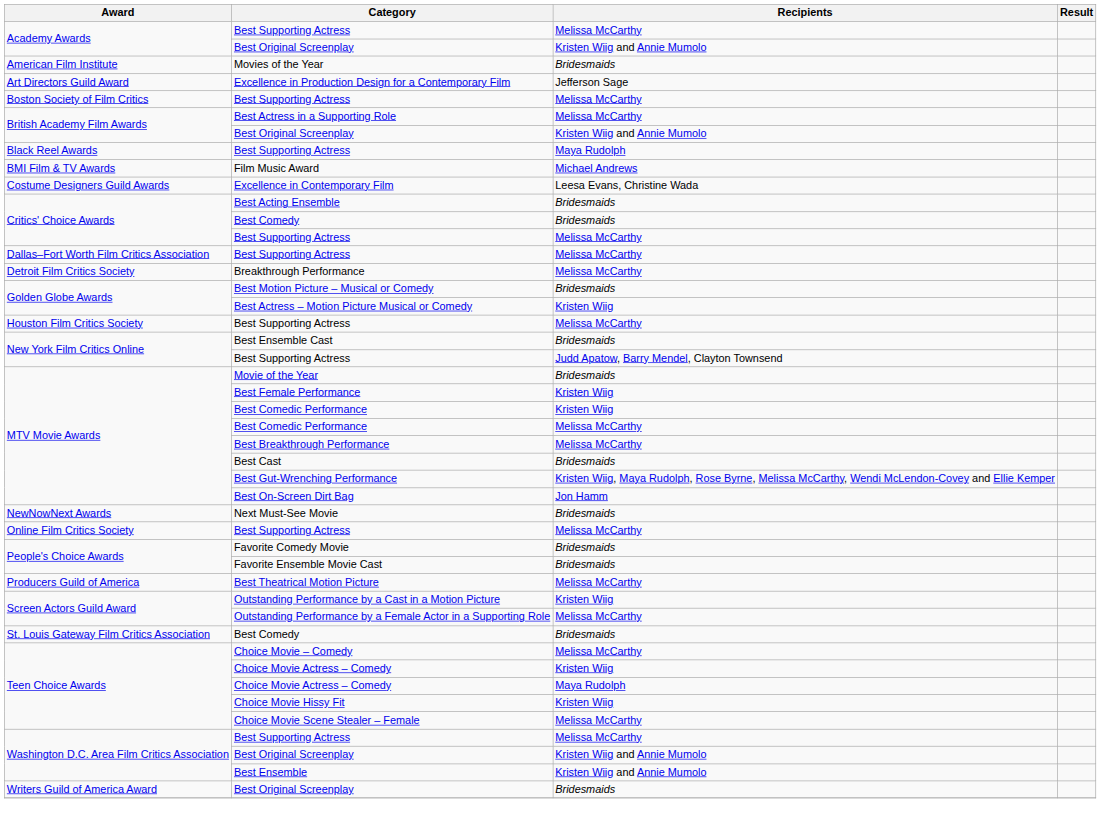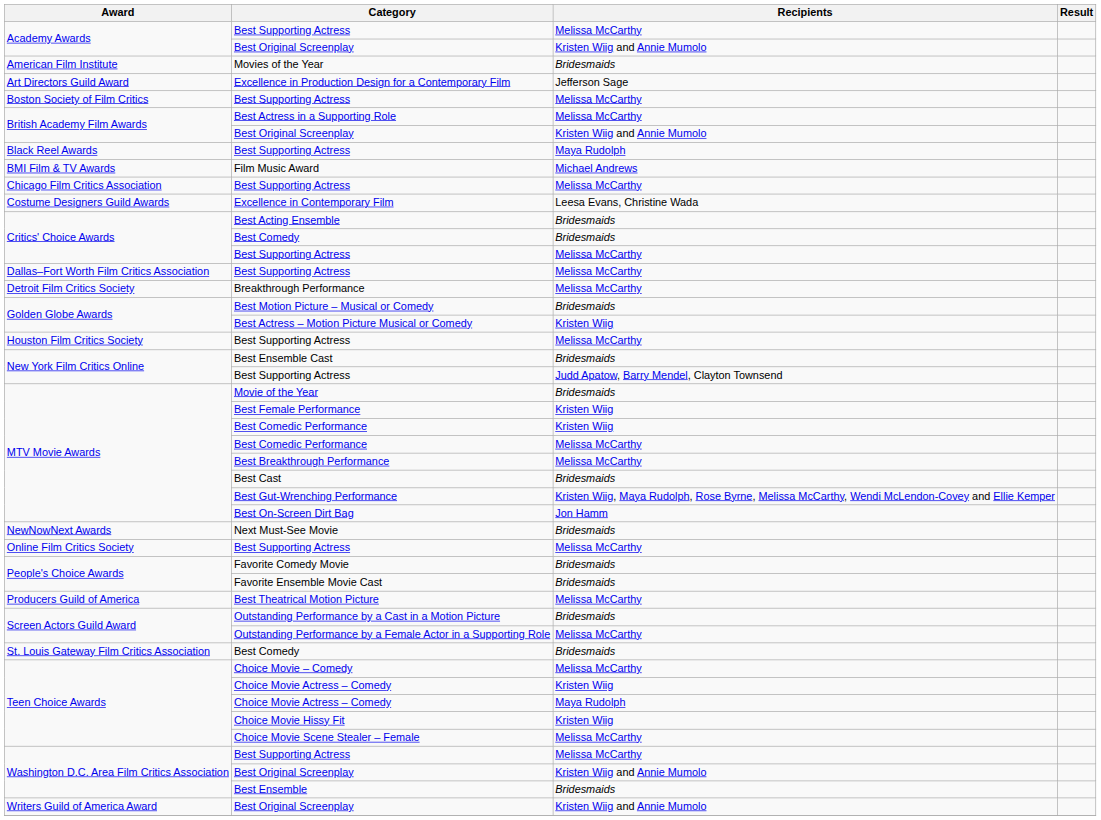+ row: (84, 185)
(584, 599) Kristen Wiig -> (585, 617) Bridesmaids
(631, 772) Kristen Wiig and Annie Mumolo -> (585, 789) Bridesmaids
(585, 789) Bridesmaids -> (631, 806) Kristen Wiig and Annie Mumolo
